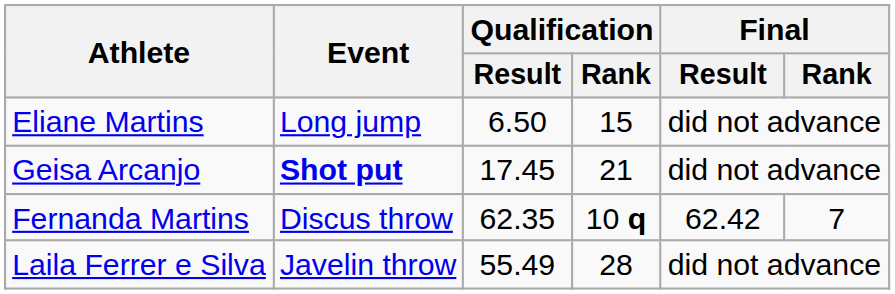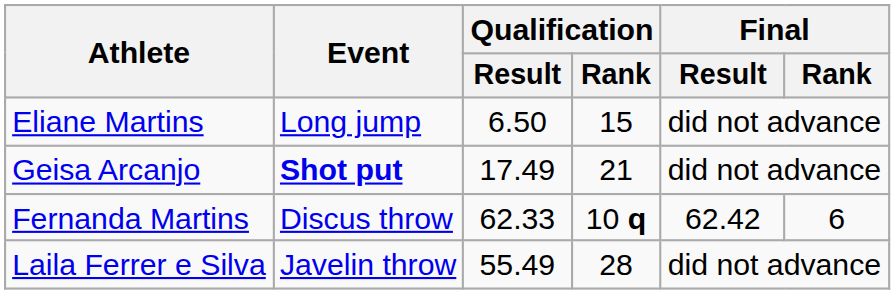(517, 170) 17.45 -> (517, 170) 17.49
(517, 218) 62.35 -> (517, 218) 62.33
(837, 218) 7 -> (837, 218) 6
